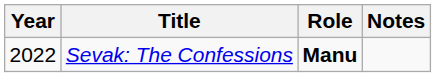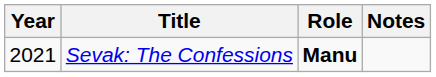(33, 54) 2022 -> (33, 54) 2021
